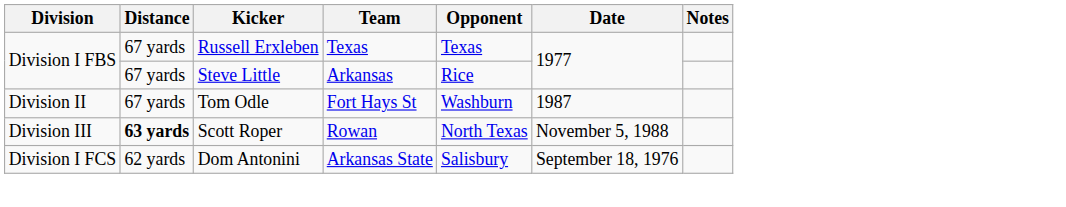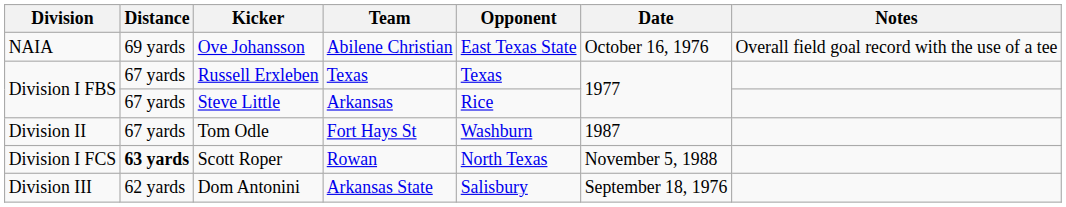+ row: (251, 46)
(50, 131) Division III -> (62, 159) Division I FCS
(62, 159) Division I FCS -> (50, 187) Division III
